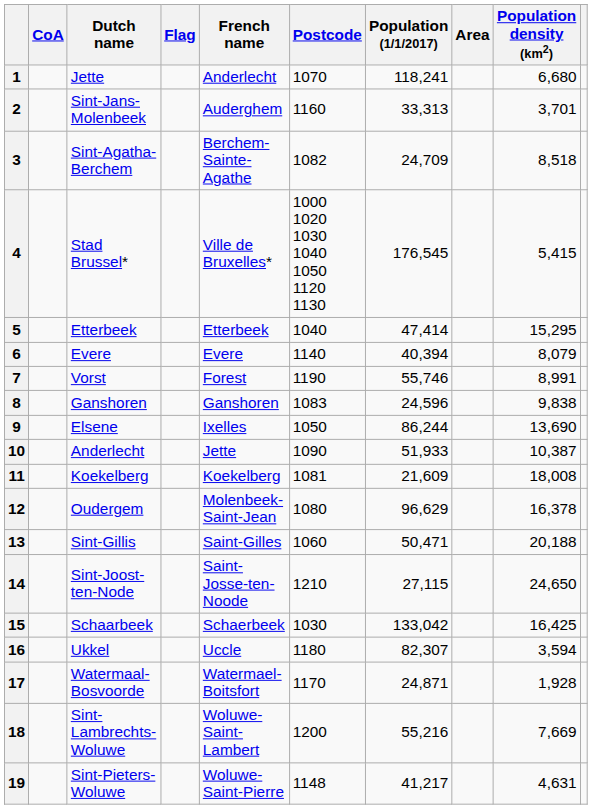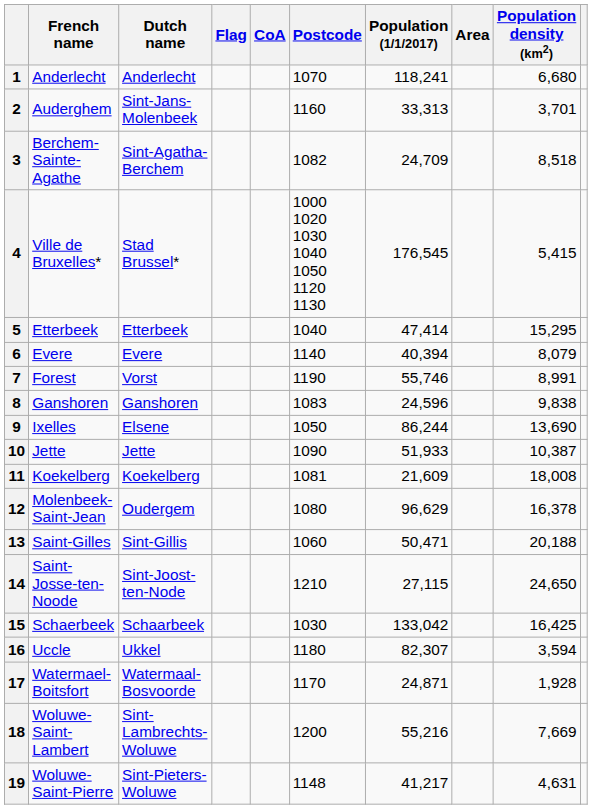columns swapped: (244, 34) <-> (48, 34)
(87, 76) Jette -> (159, 76) Anderlecht
(108, 451) Anderlecht -> (139, 451) Jette
